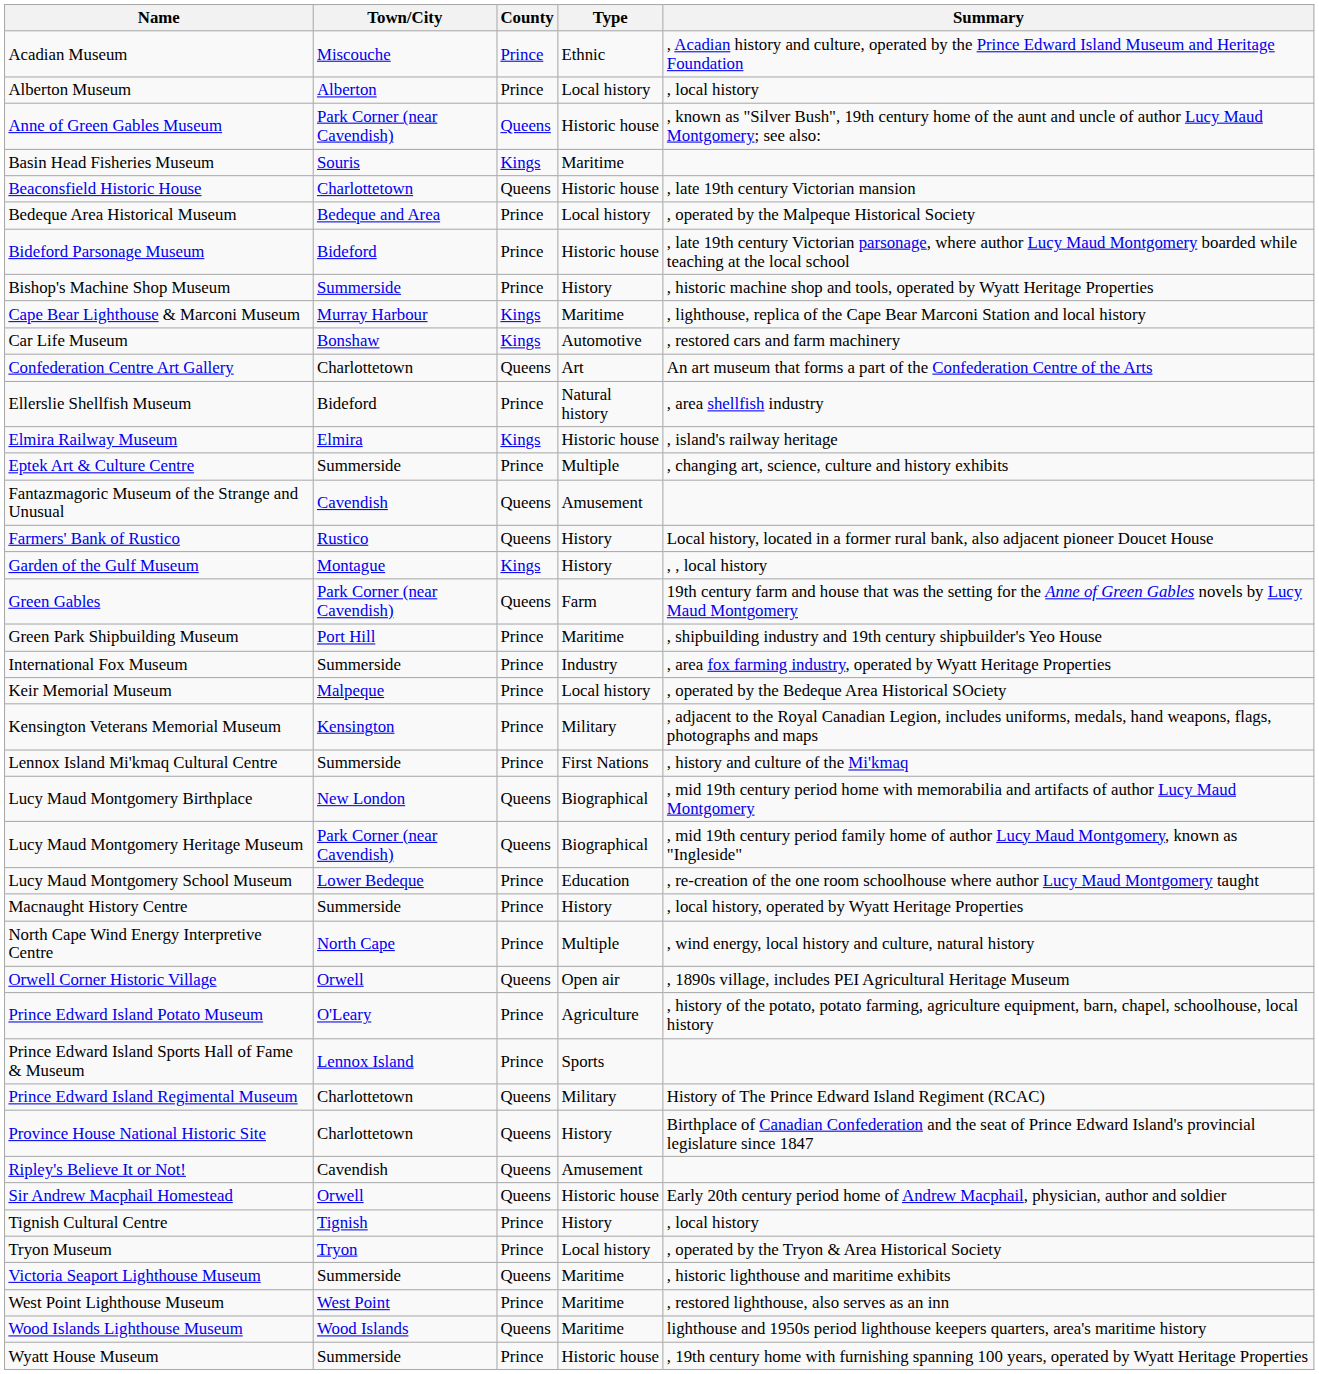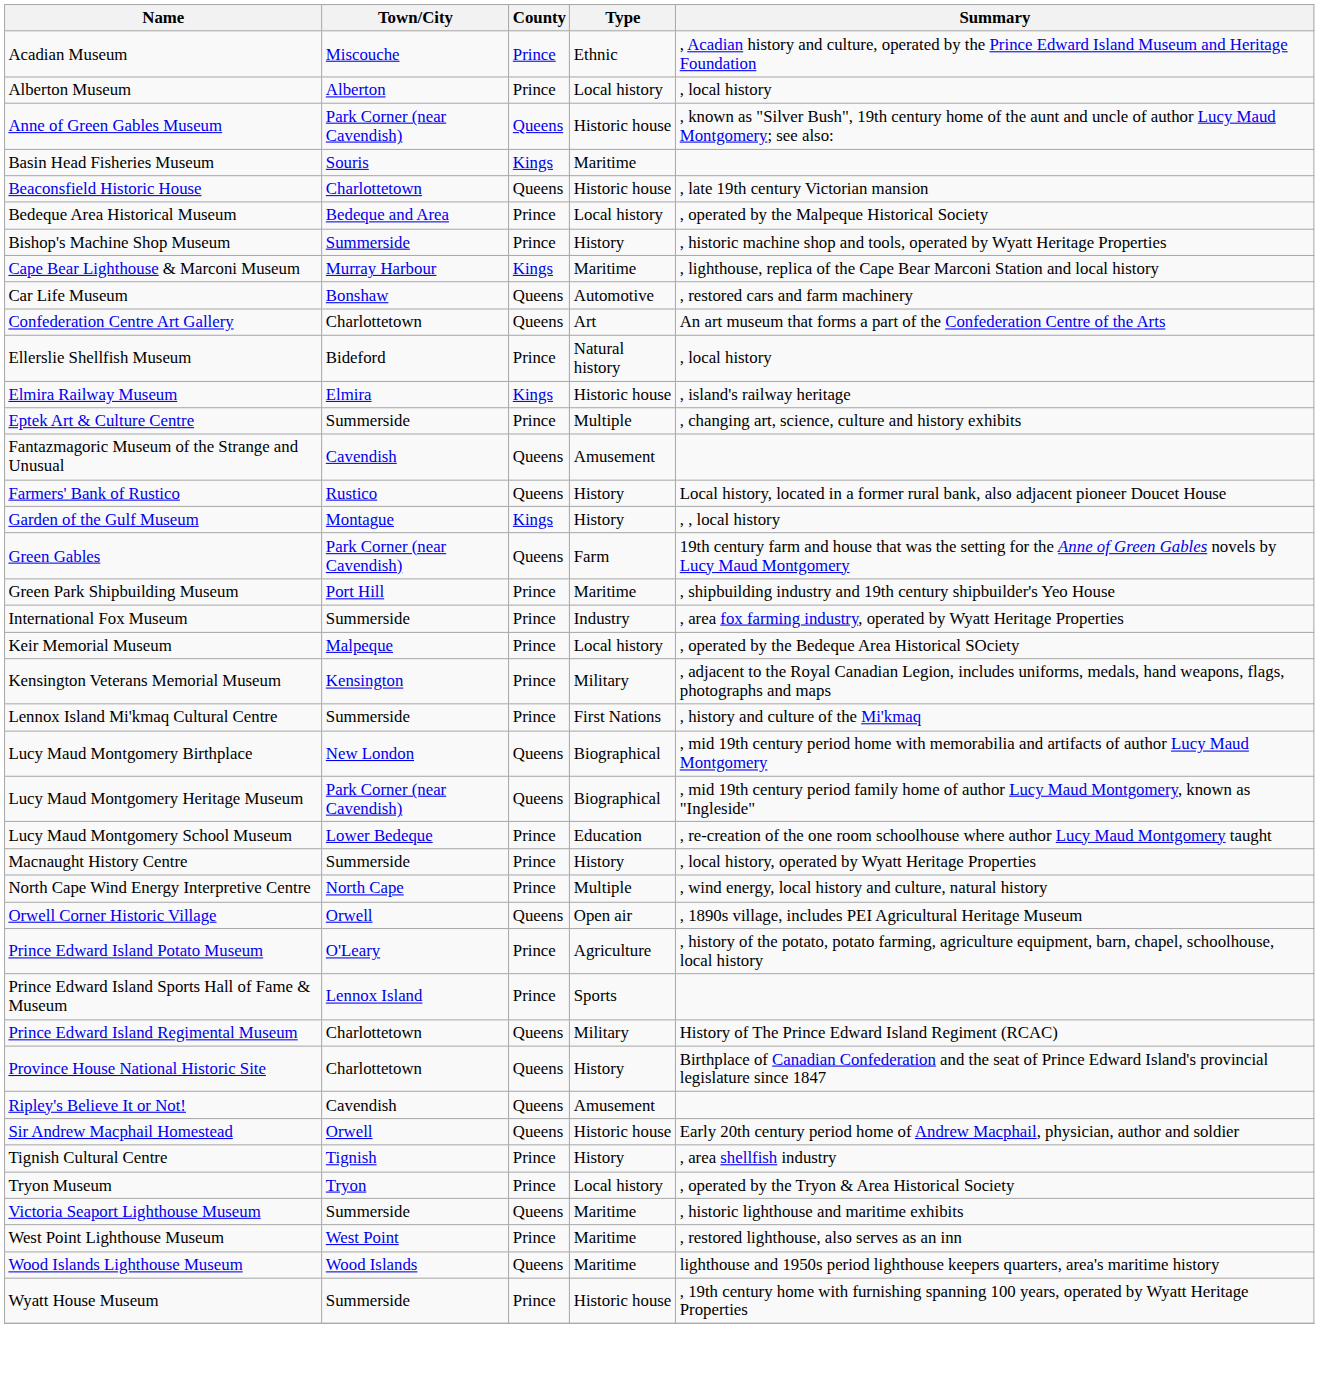- row: (106, 251)
(520, 340) Kings -> (538, 295) Queens
(745, 403) , area shellfish industry -> (726, 358) , local history
(713, 1222) , local history -> (758, 1158) , area shellfish industry
